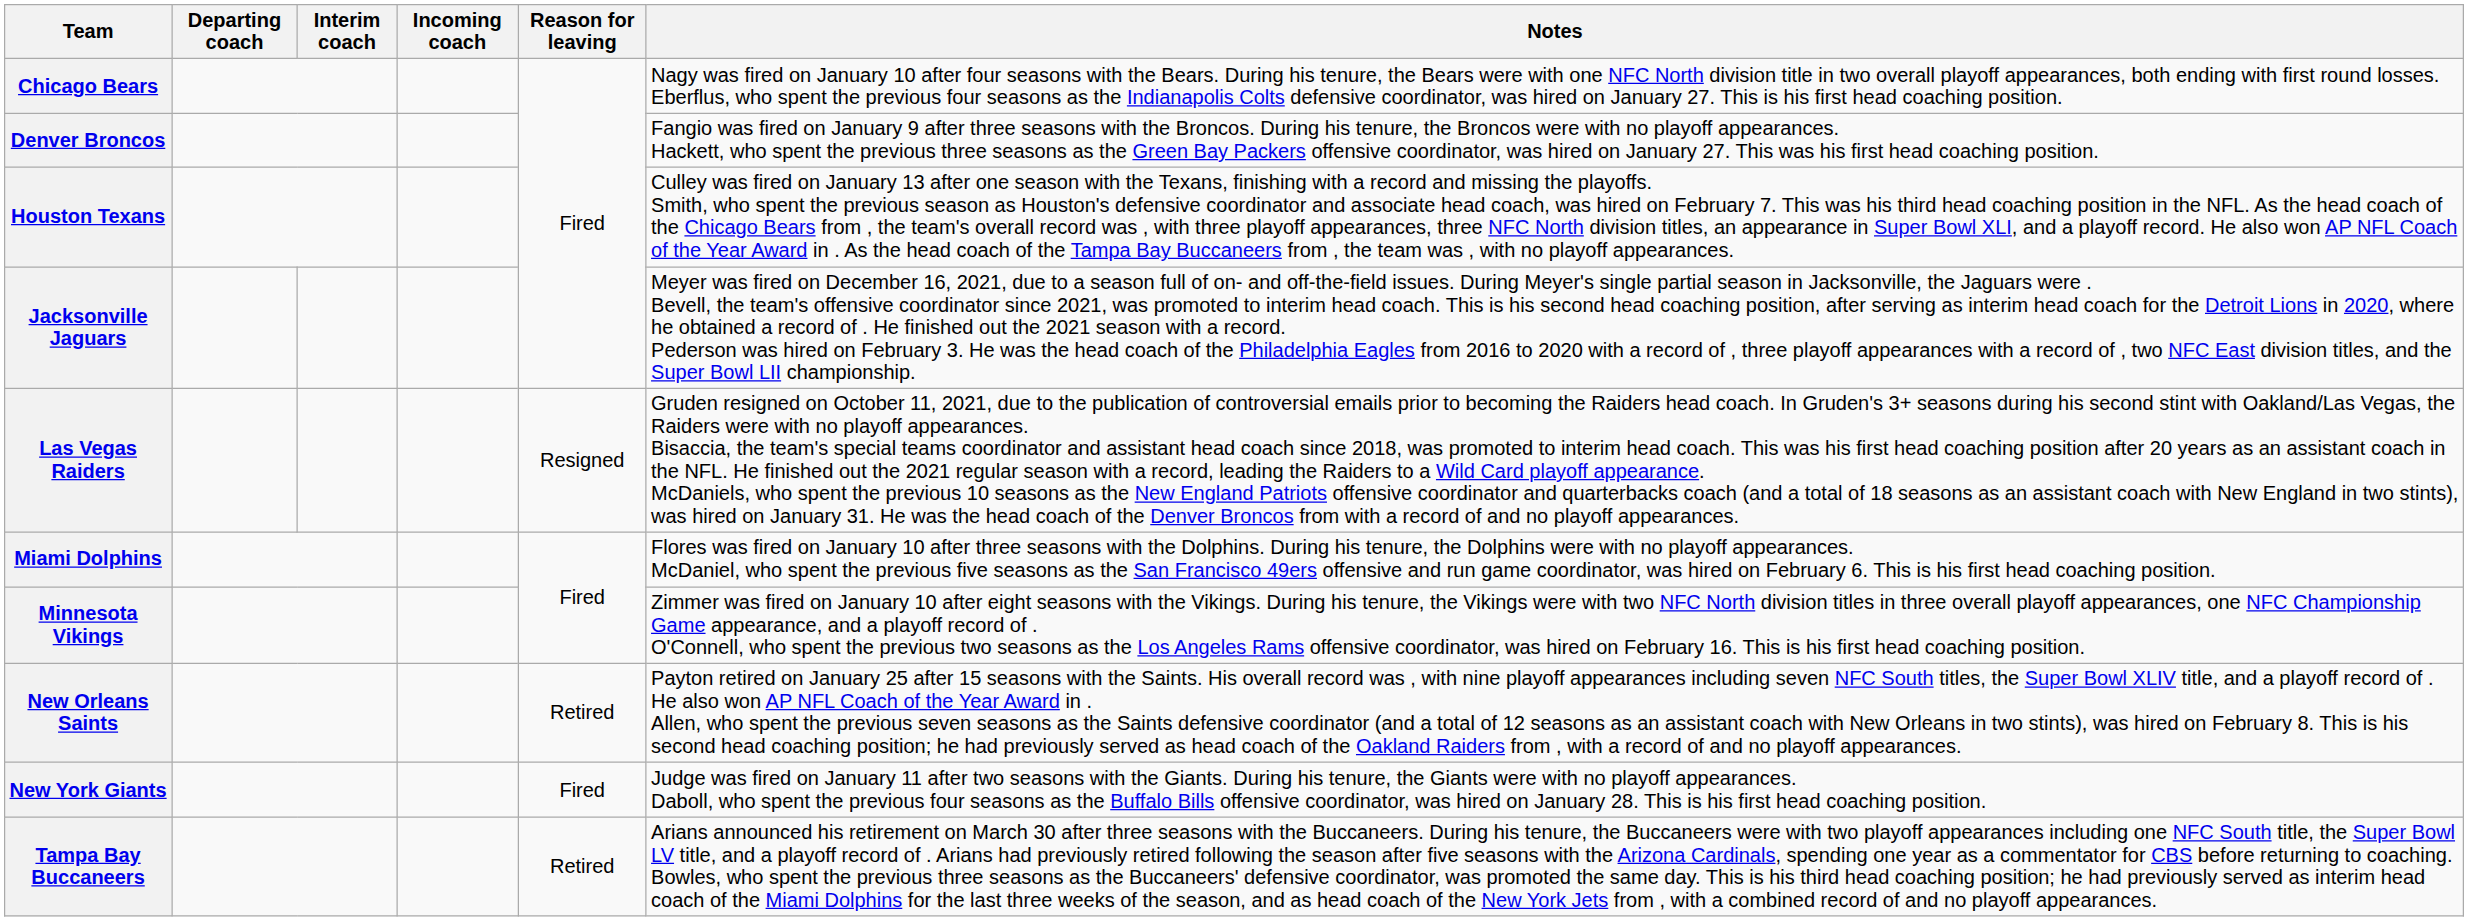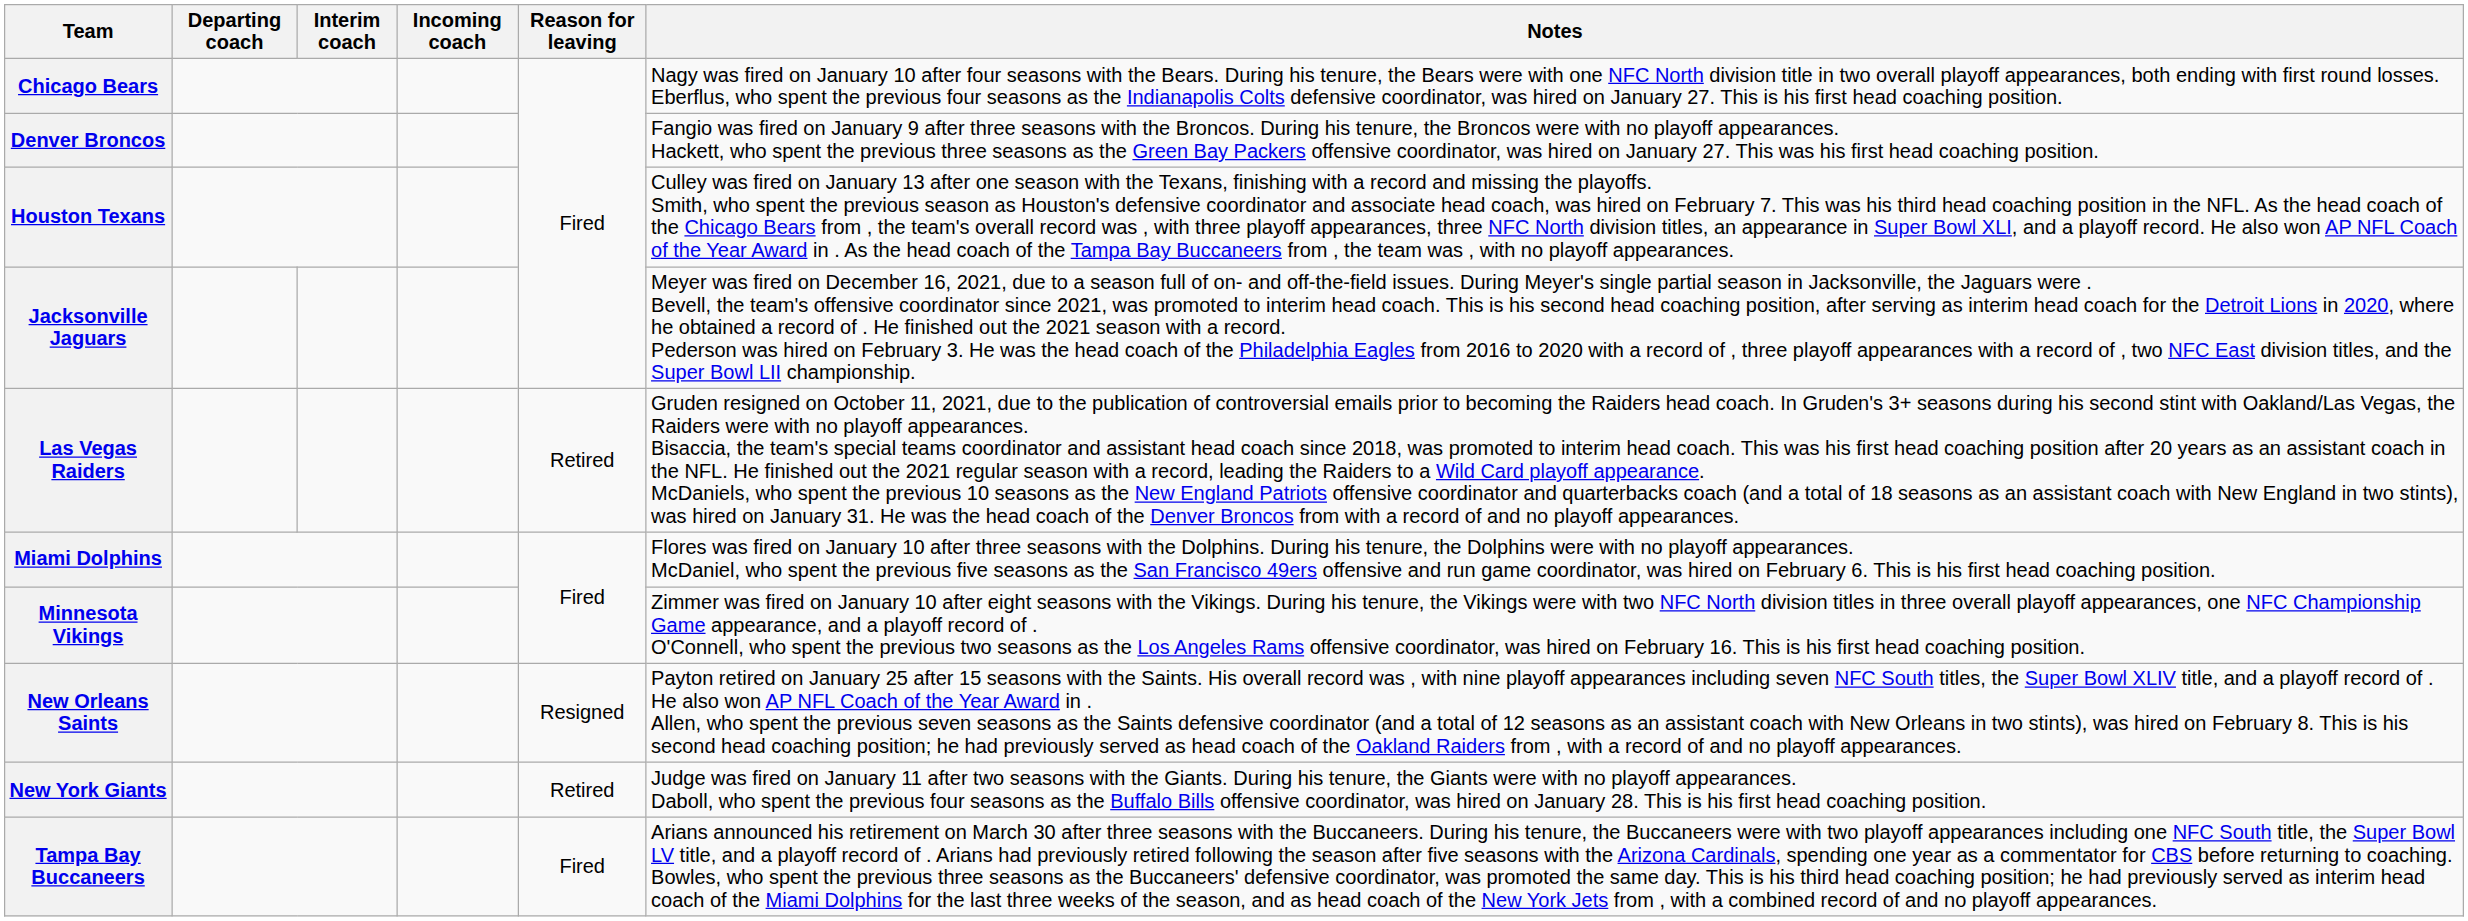(582, 460) Resigned -> (582, 460) Retired
(582, 712) Retired -> (582, 712) Resigned
(582, 789) Fired -> (582, 789) Retired
(582, 866) Retired -> (582, 866) Fired
